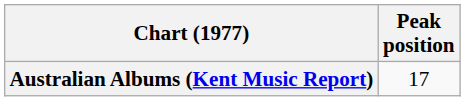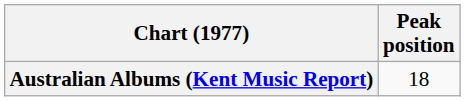(419, 78) 17 -> (419, 78) 18
